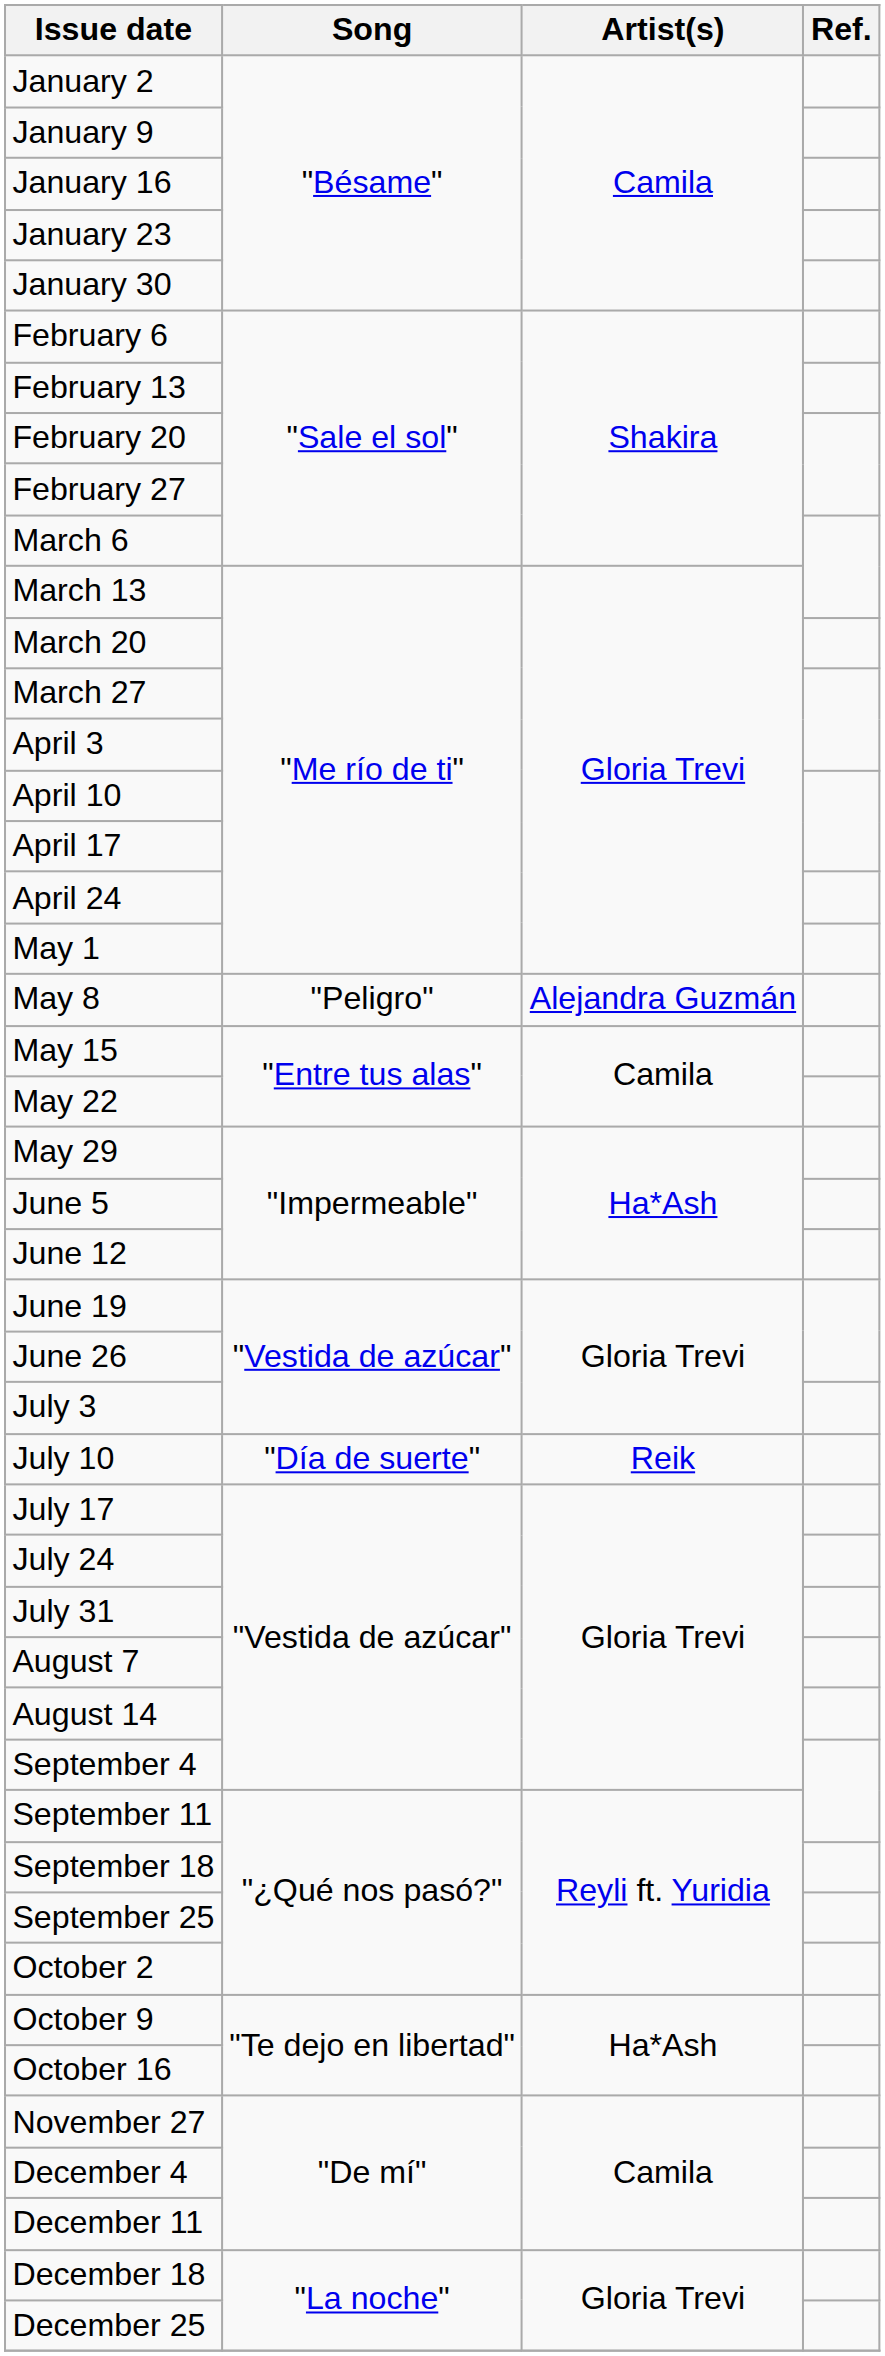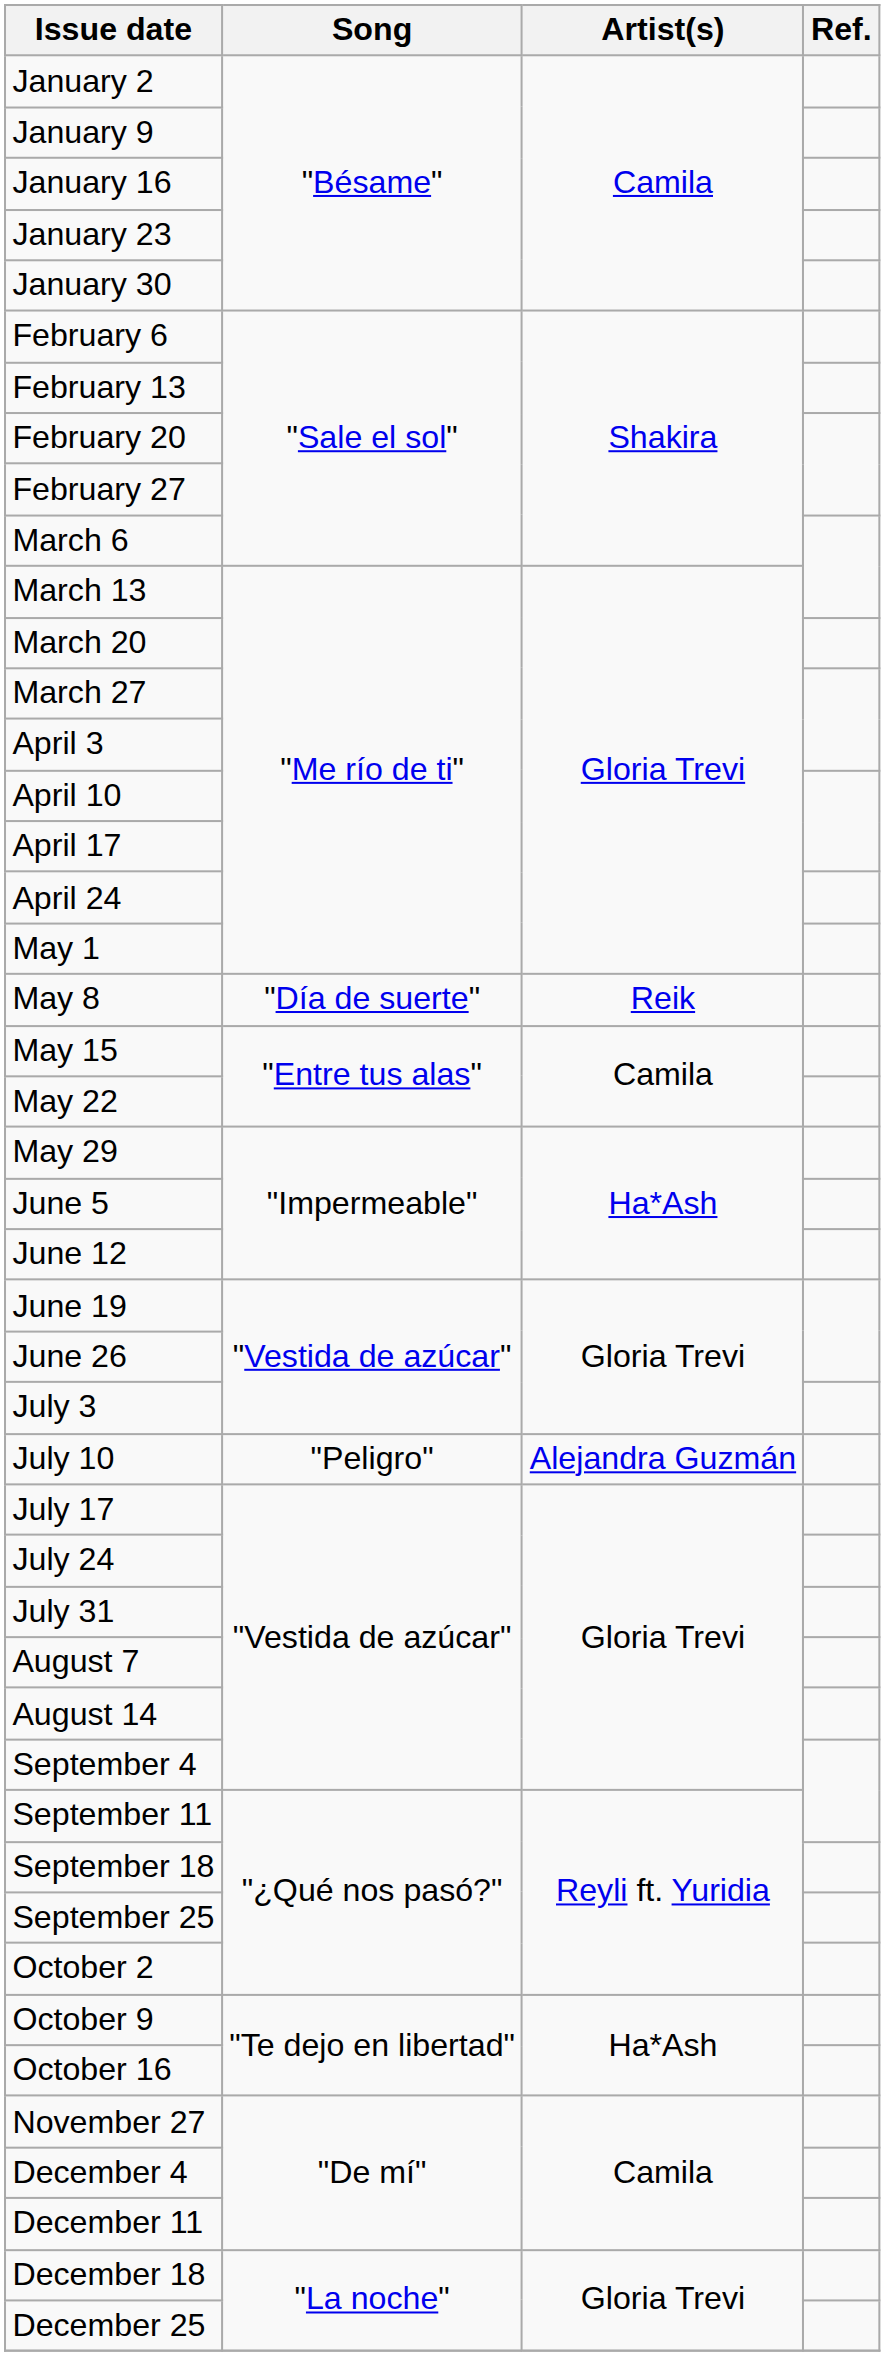(372, 999) "Peligro" -> (372, 999) "Día de suerte"
(663, 999) Alejandra Guzmán -> (663, 999) Reik
(372, 1458) "Día de suerte" -> (372, 1458) "Peligro"
(663, 1458) Reik -> (663, 1458) Alejandra Guzmán
